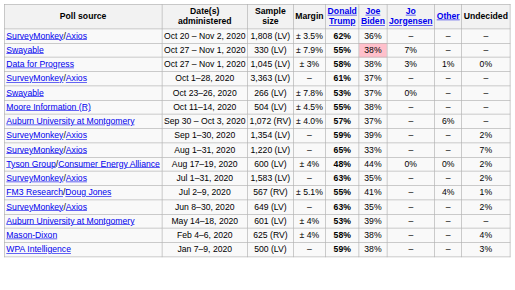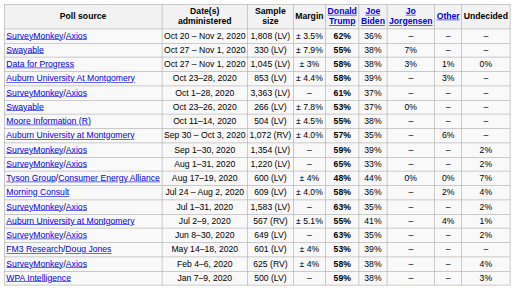(373, 50) pink background -> (373, 50) no background
+ row: (270, 79)
(373, 121) 37% -> (373, 136) 35%
(486, 150) 7% -> (486, 164) 2%
(486, 164) 2% -> (486, 178) 7%
+ row: (270, 193)
(59, 193) FM3 Research/Doug Jones -> (70, 221) Auburn University at Montgomery
(70, 221) Auburn University at Montgomery -> (59, 250) FM3 Research/Doug Jones
(32, 235) Mason-Dixon -> (47, 264) SurveyMonkey/Axios
